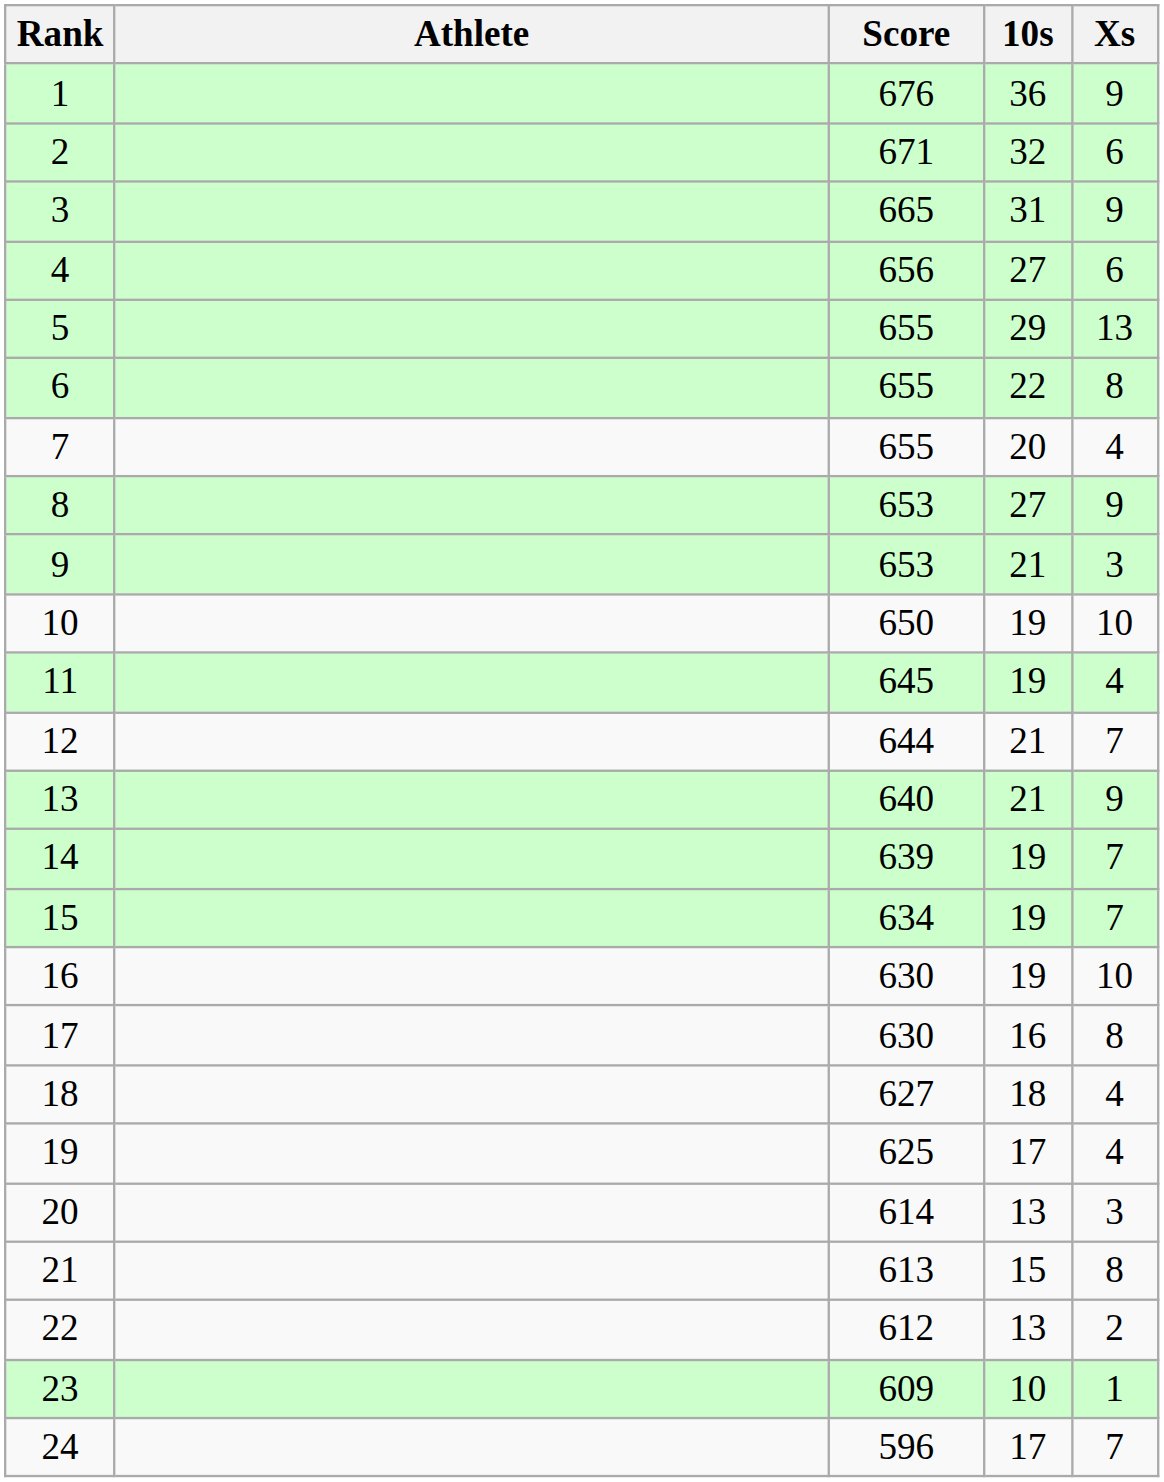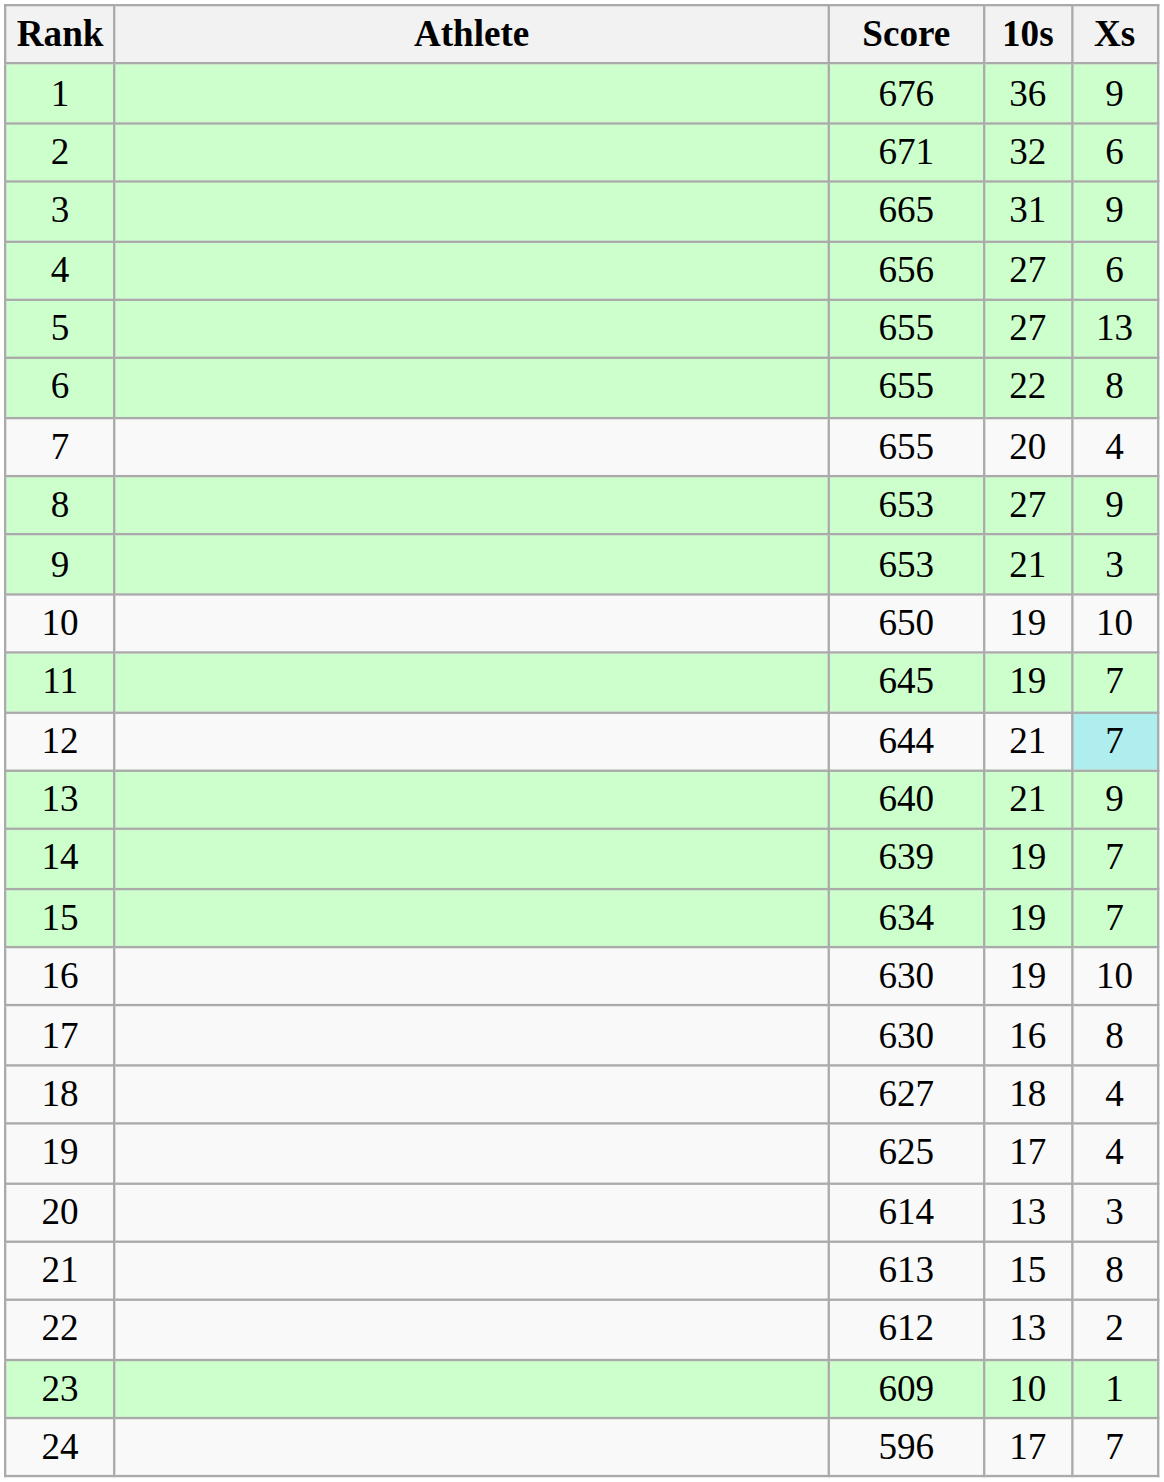(1028, 328) 29 -> (1028, 328) 27
(1115, 681) 4 -> (1115, 681) 7
(1115, 740) no background -> (1115, 740) paleturquoise background
